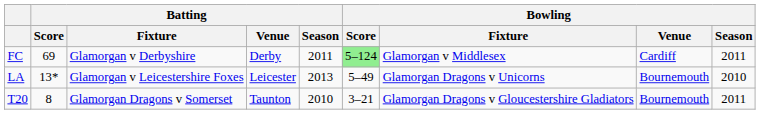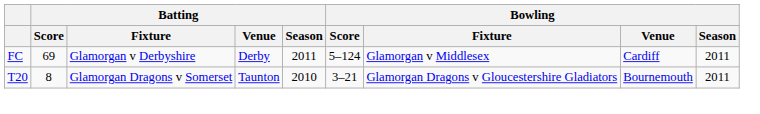(361, 57) lightgreen background -> (345, 57) no background
- row: (16, 78)
